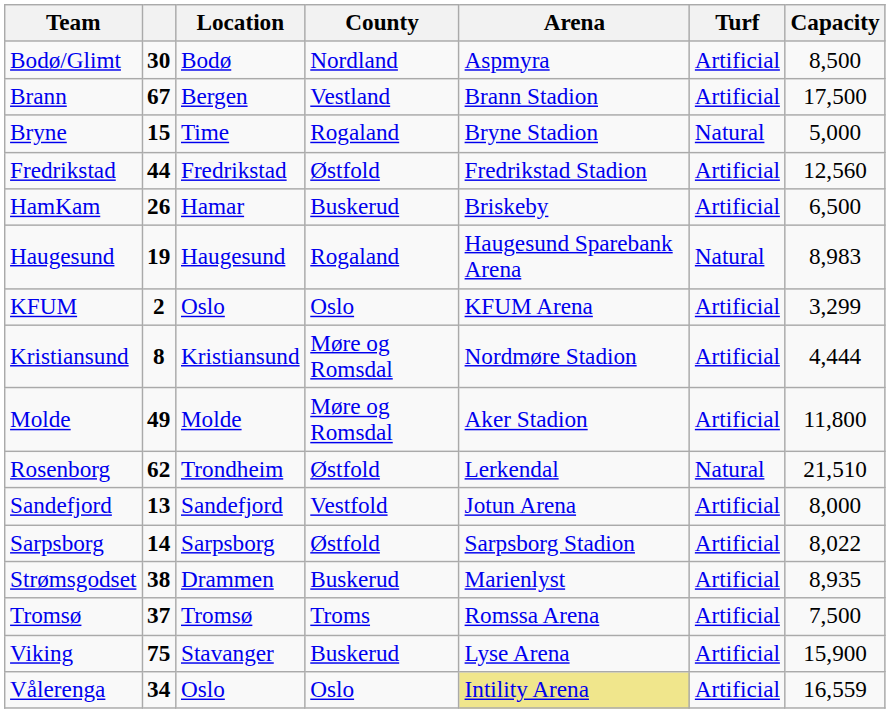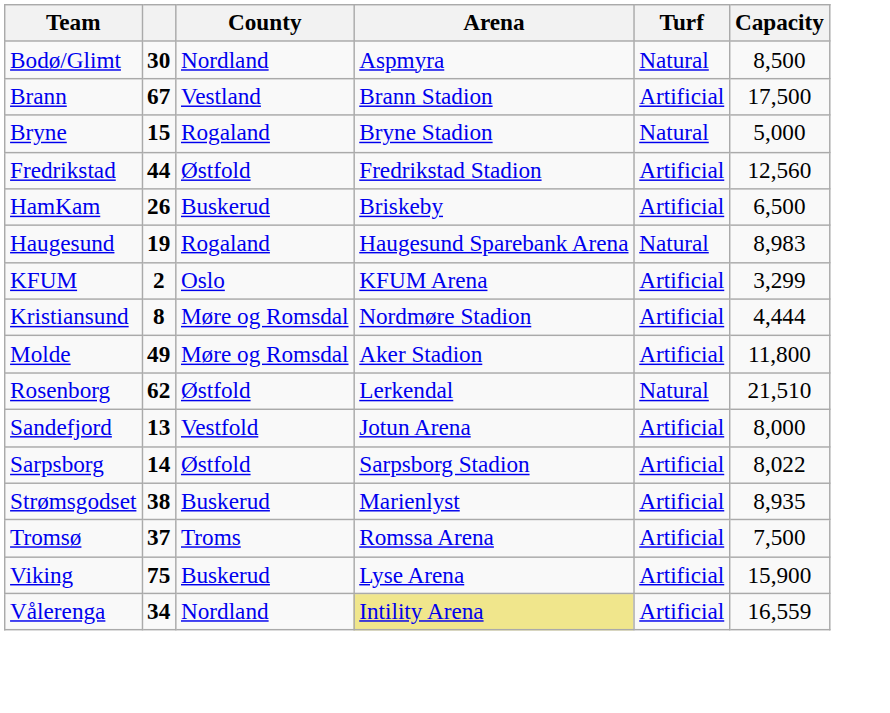- column: (240, 22)
(737, 59) Artificial -> (674, 59) Natural
(332, 689) Oslo -> (225, 611) Nordland
